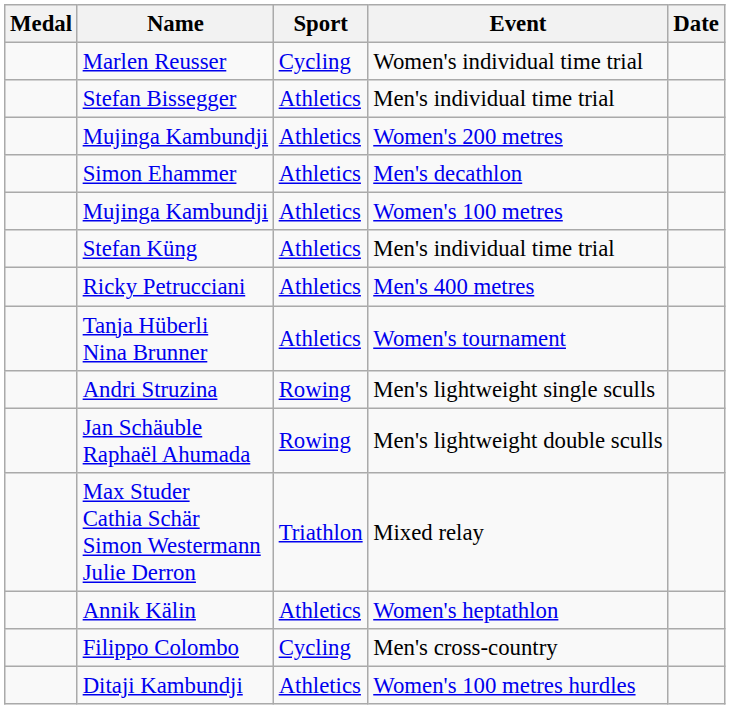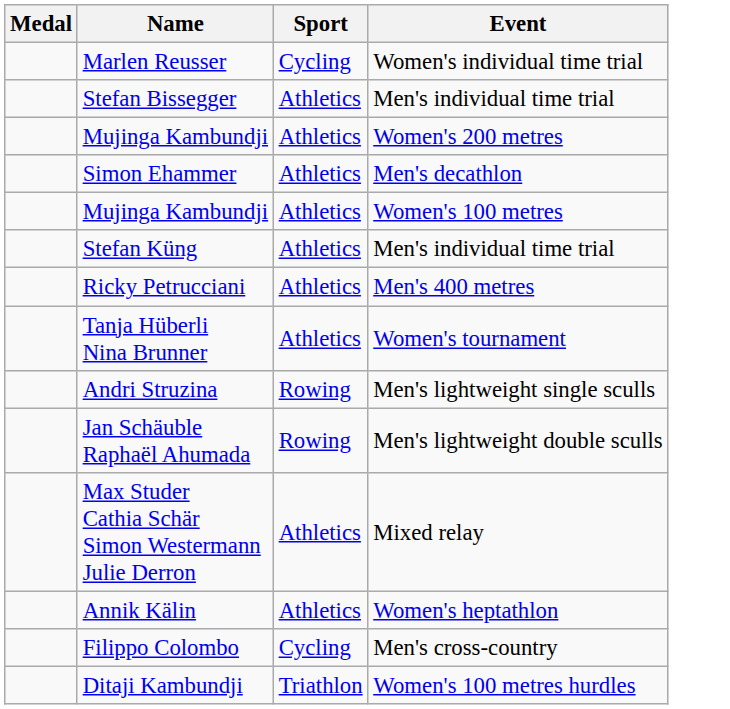- column: (696, 23)
(321, 531) Triathlon -> (320, 531) Athletics
(320, 684) Athletics -> (321, 684) Triathlon
